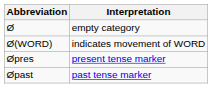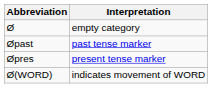rows swapped: (20, 75) <-> (29, 43)
